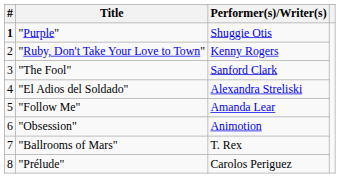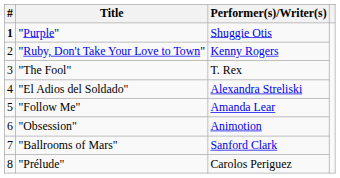(244, 70) Sanford Clark -> (226, 70) T. Rex
(226, 145) T. Rex -> (244, 145) Sanford Clark
